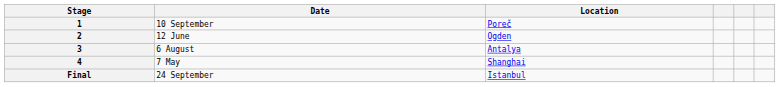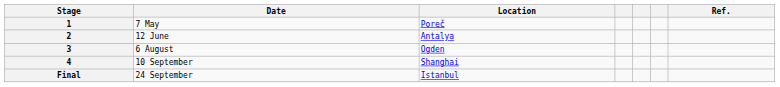+ column: (721, 11)
(185, 24) 10 September -> (147, 24) 7 May
(499, 37) Ogden -> (437, 37) Antalya
(504, 50) Antalya -> (433, 50) Ogden
(168, 62) 7 May -> (164, 62) 10 September
